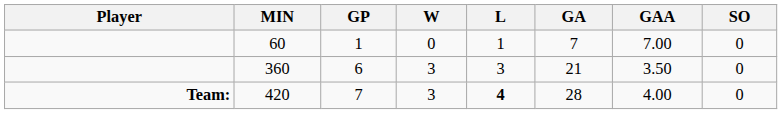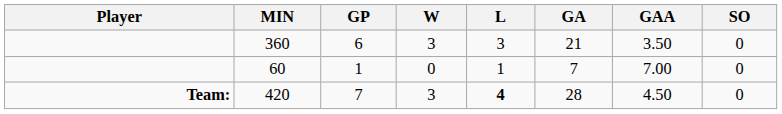rows swapped: (277, 69) <-> (277, 43)
(657, 95) 4.00 -> (657, 95) 4.50
